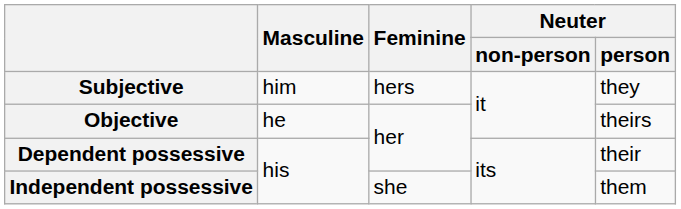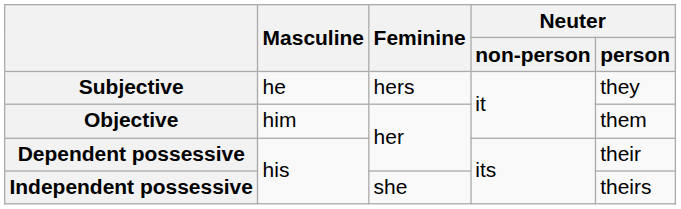(279, 87) him -> (274, 87) he
(274, 120) he -> (279, 120) him
(626, 120) theirs -> (624, 120) them
(624, 187) them -> (626, 187) theirs
